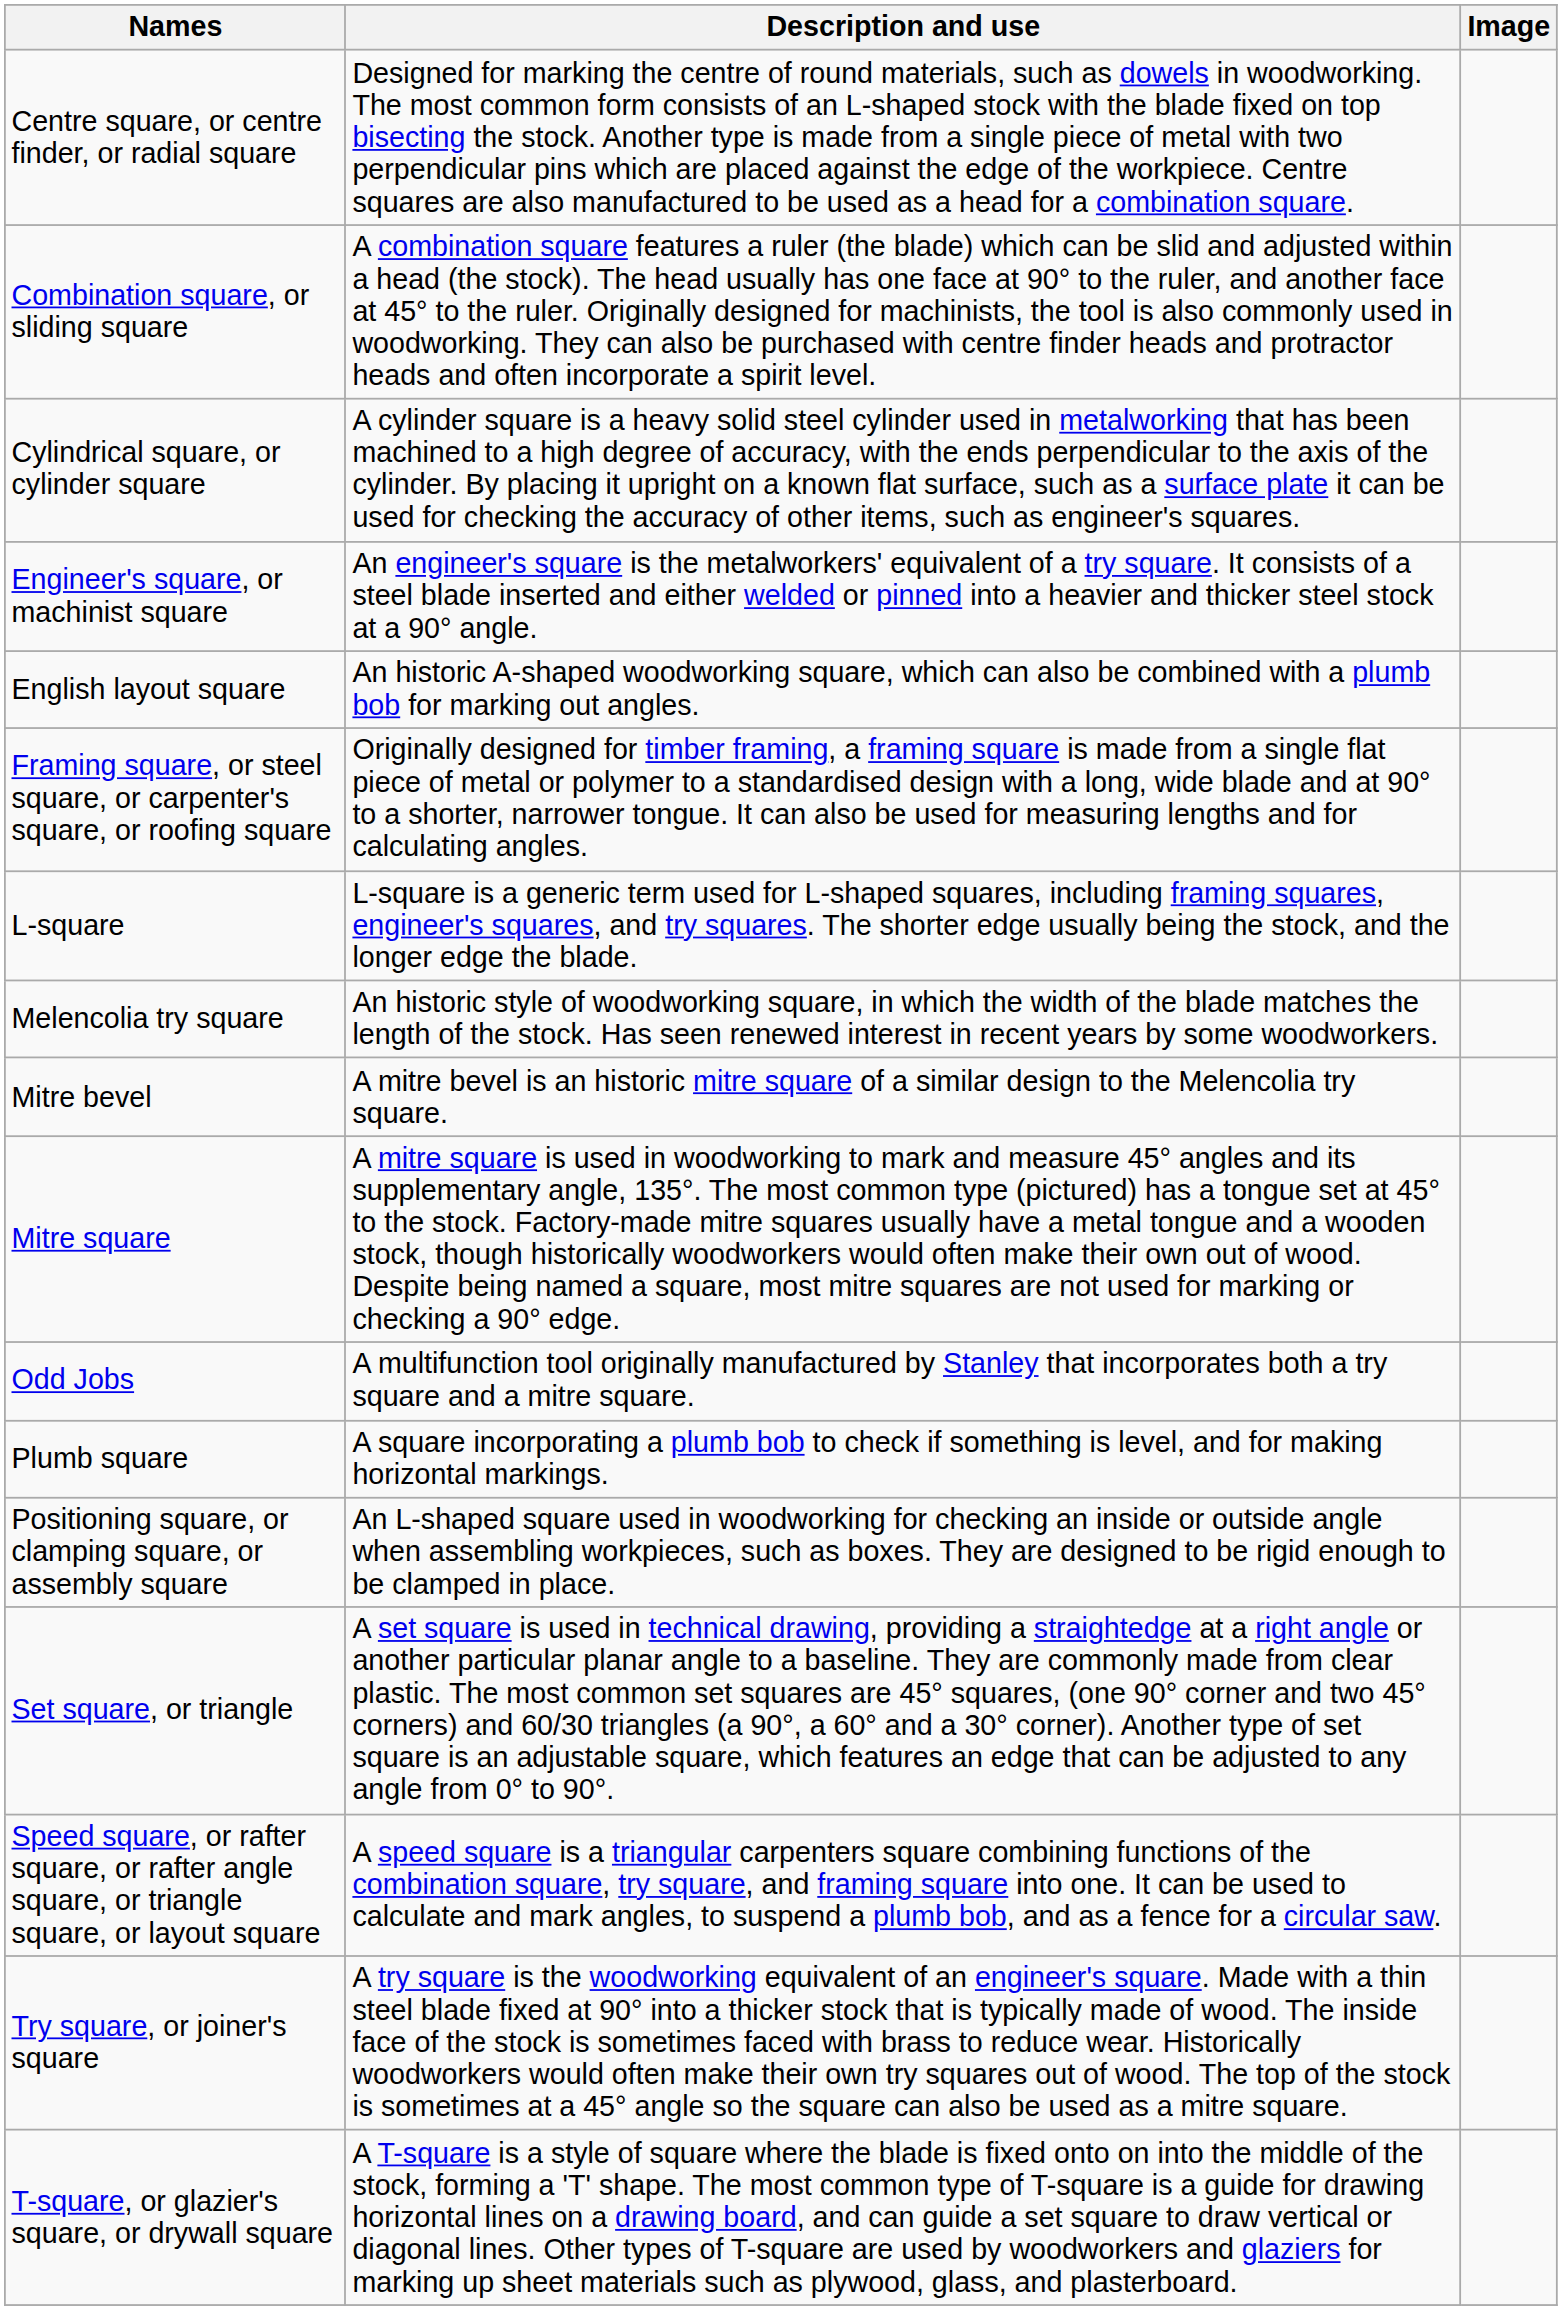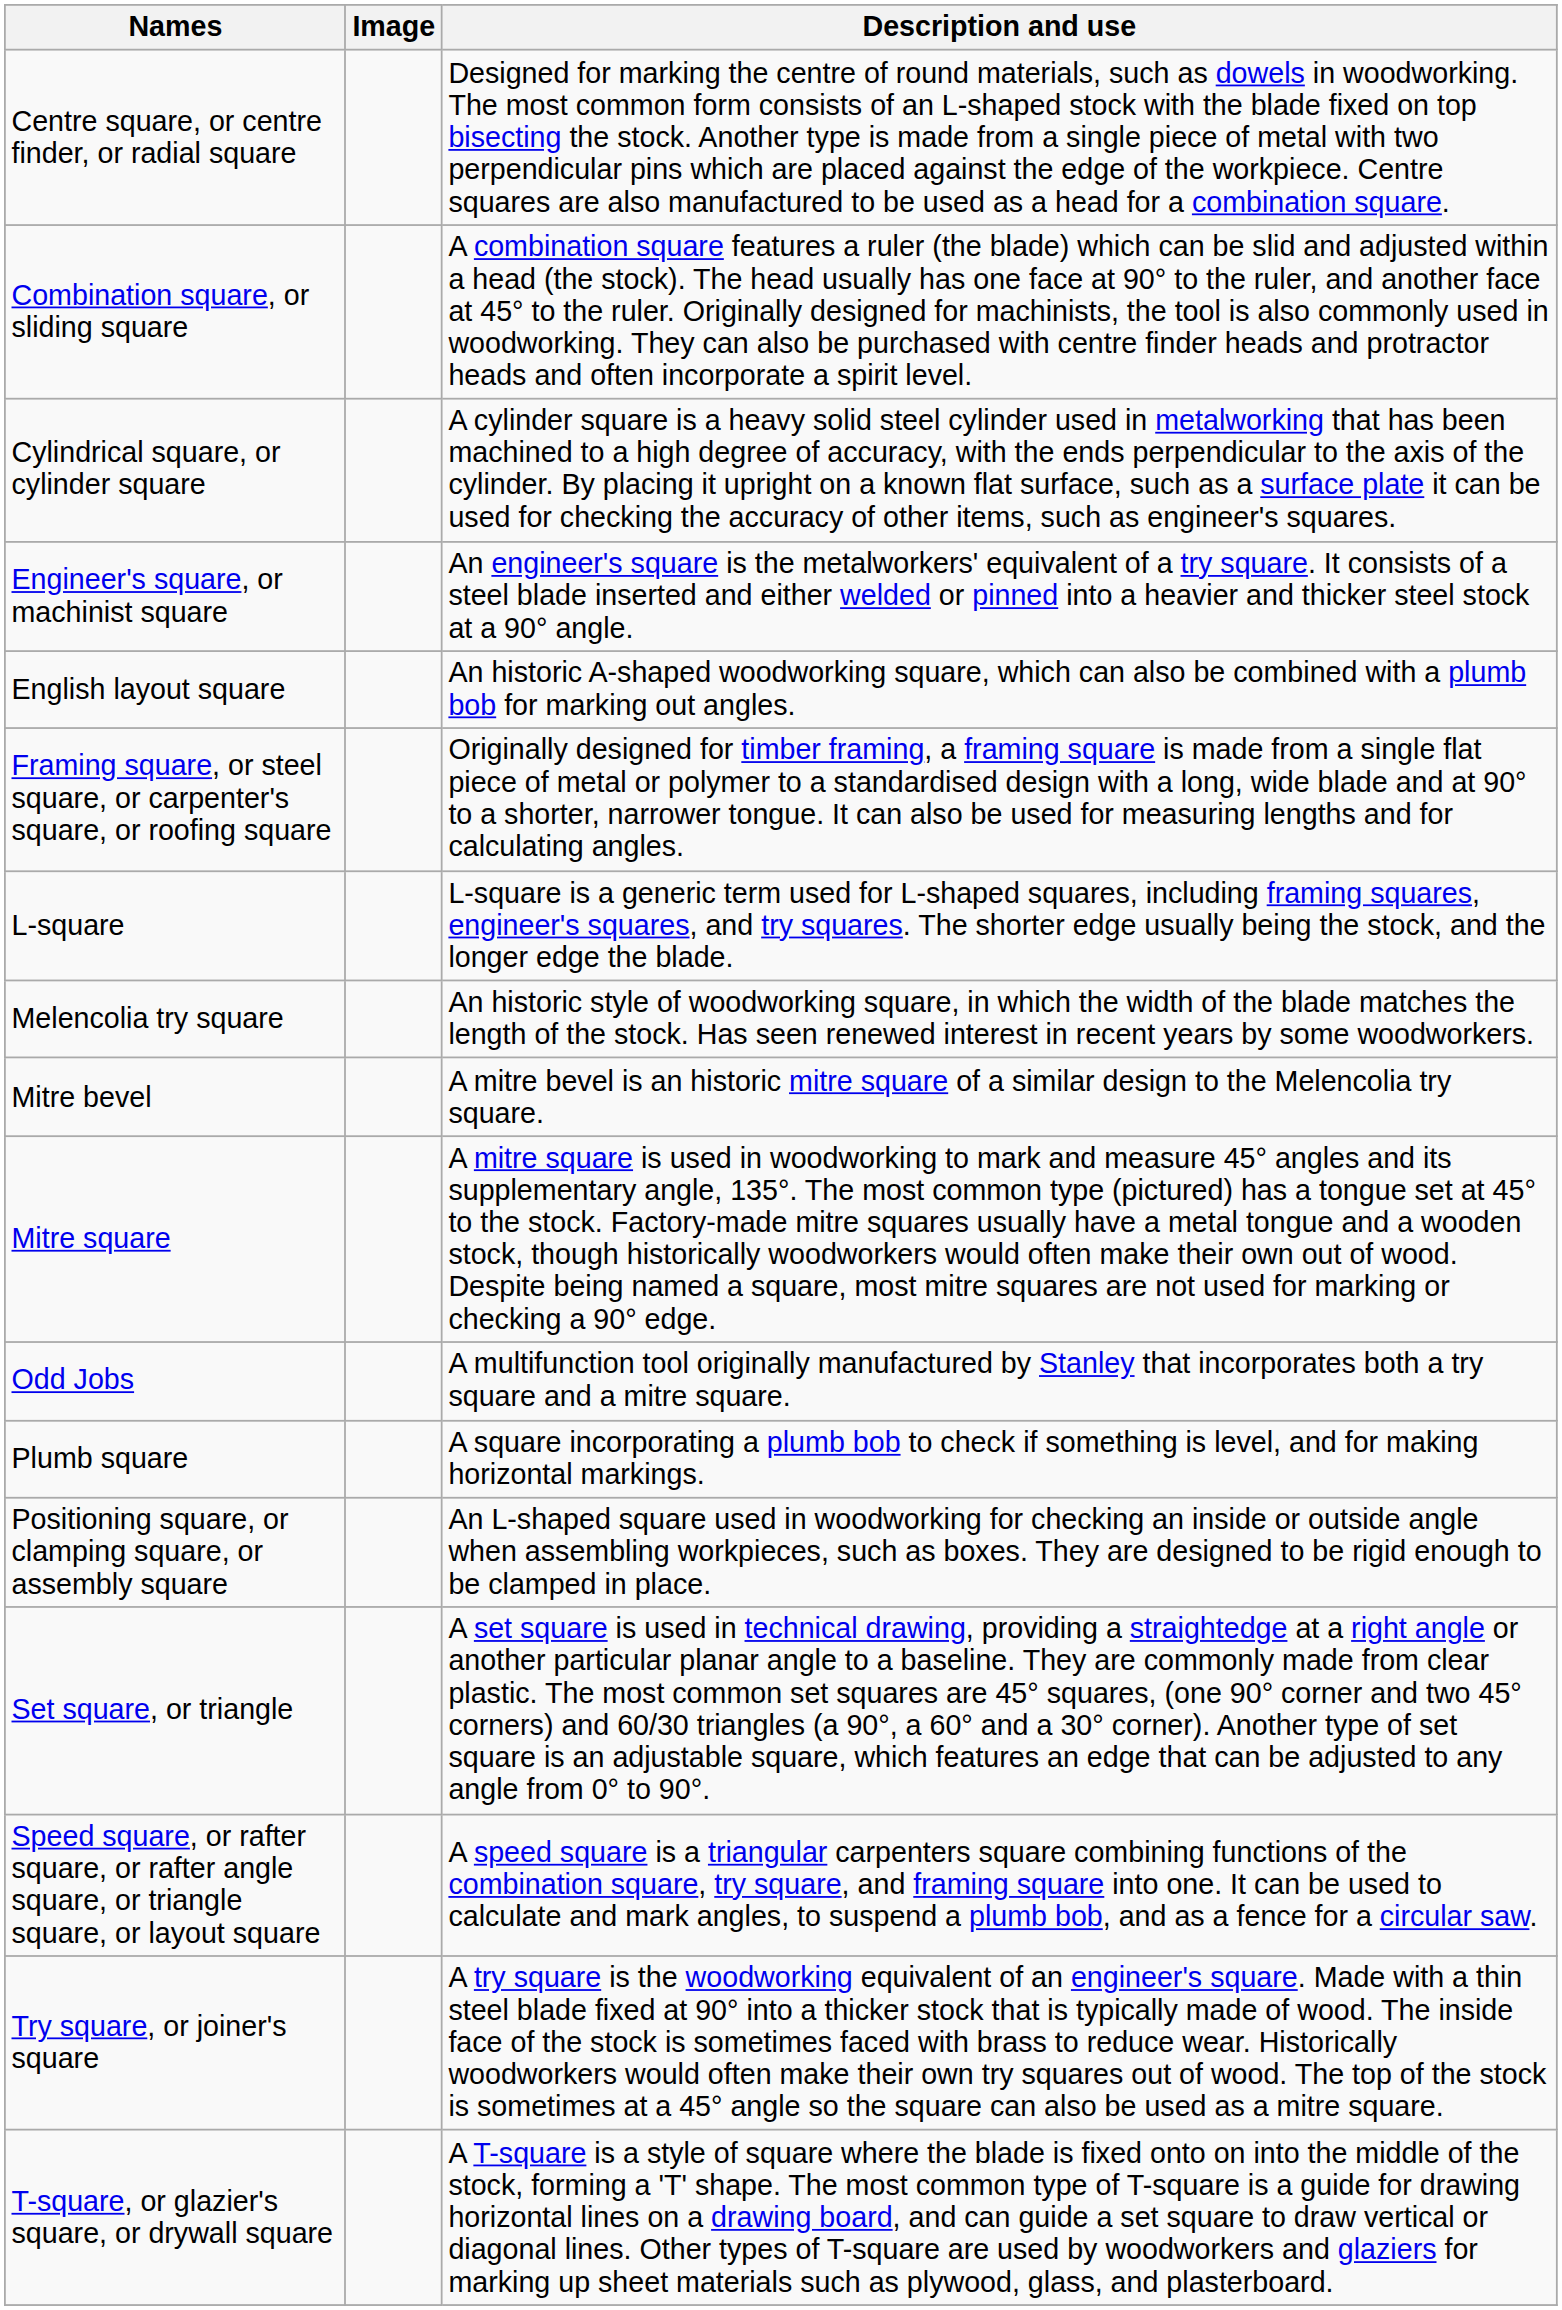columns swapped: (1509, 27) <-> (903, 27)
